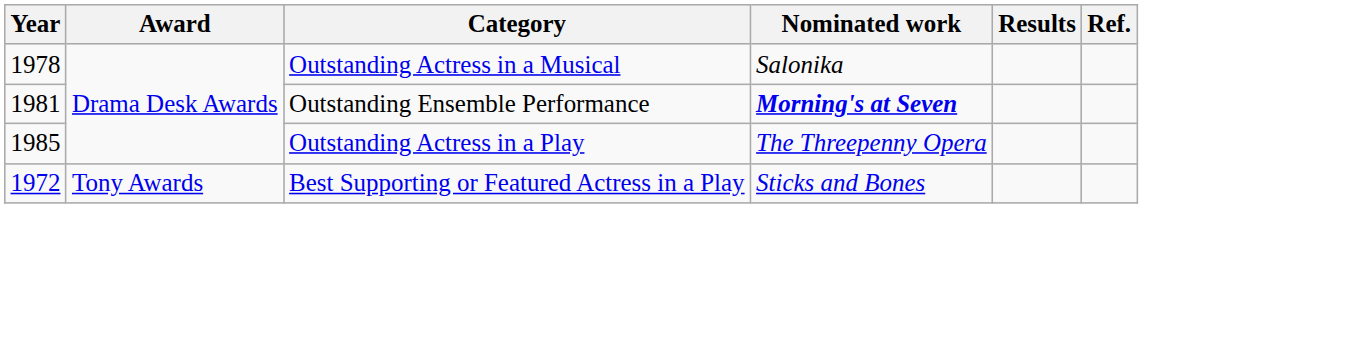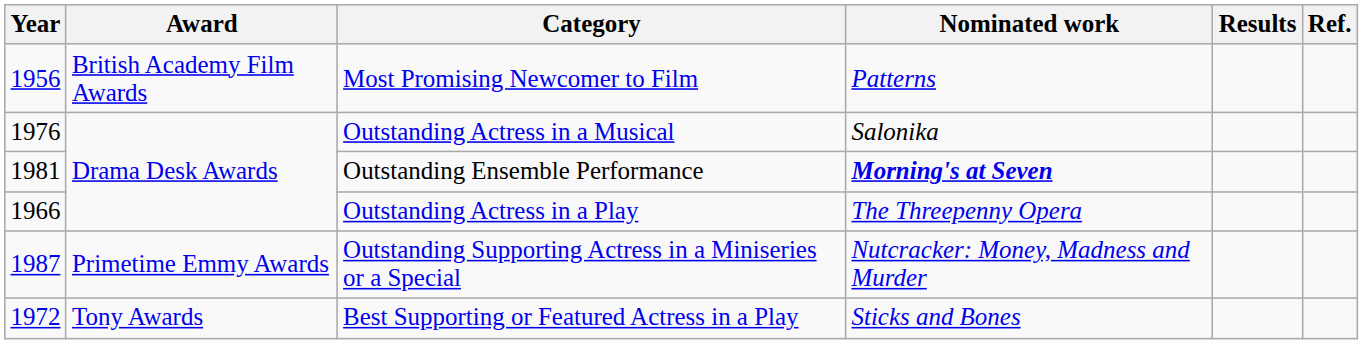+ row: (521, 77)
(35, 63) 1978 -> (35, 131) 1976
(35, 143) 1985 -> (35, 210) 1966
+ row: (580, 264)
